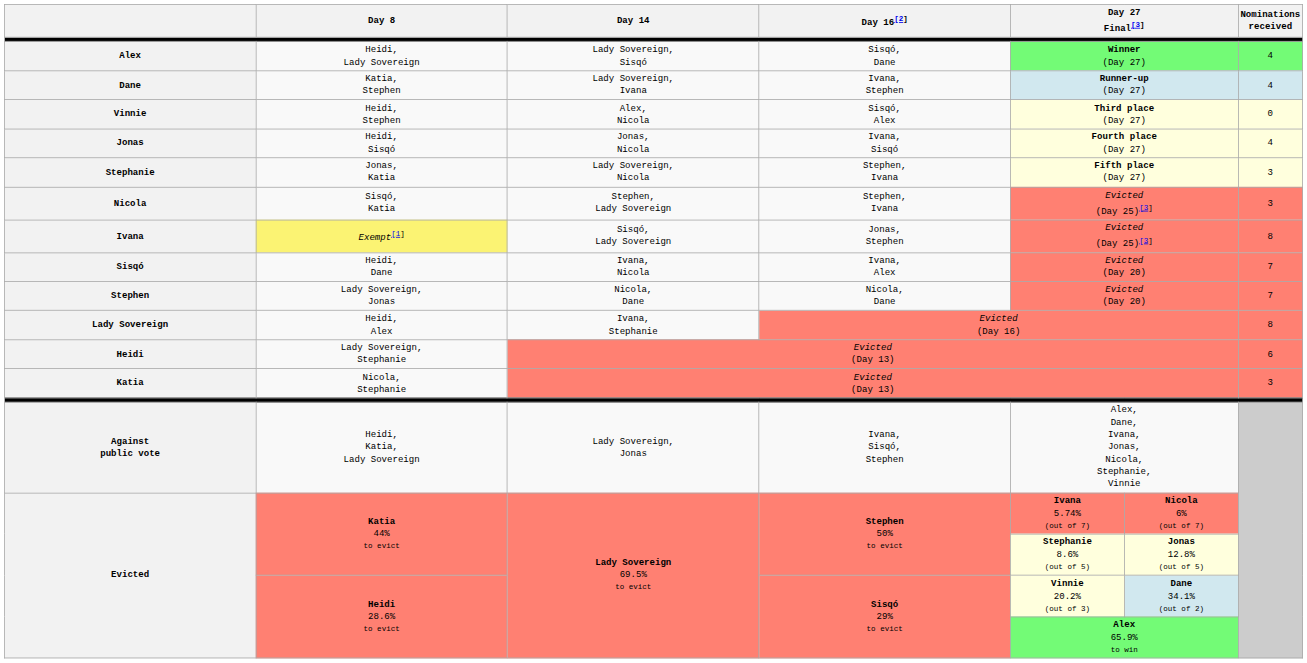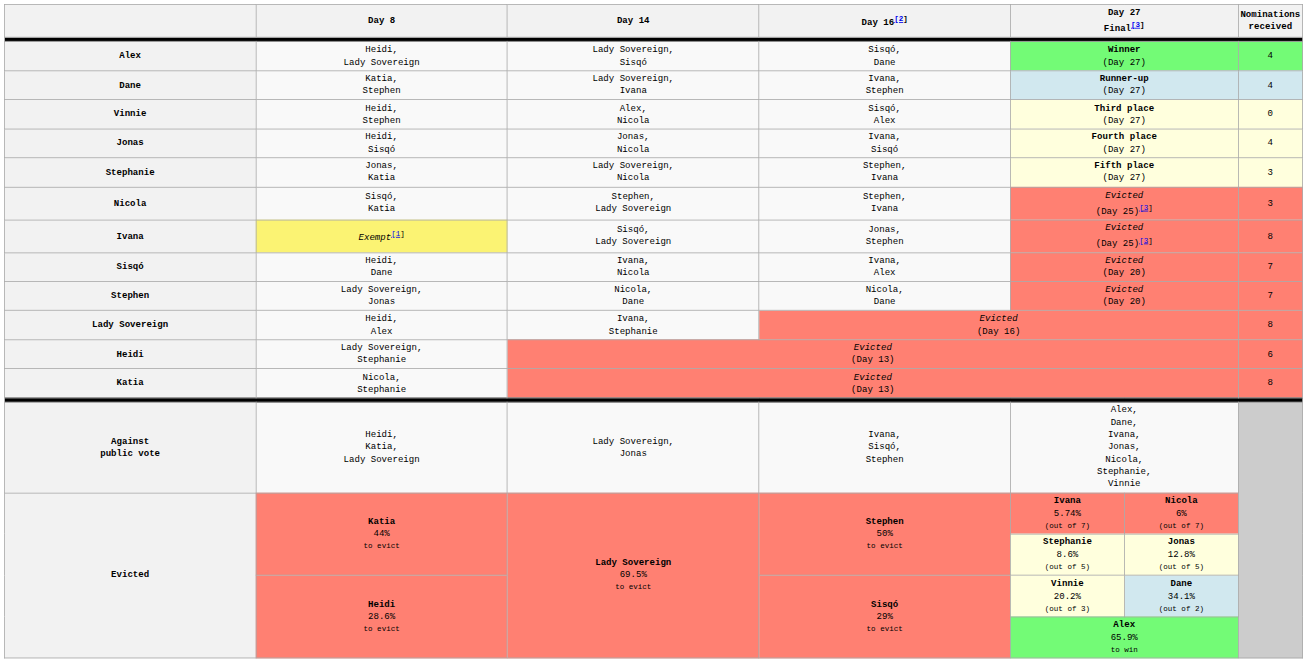(1270, 383) 3 -> (1270, 383) 8
